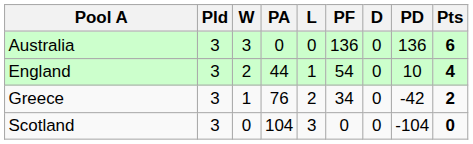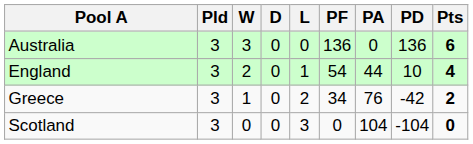columns swapped: (377, 17) <-> (279, 17)
